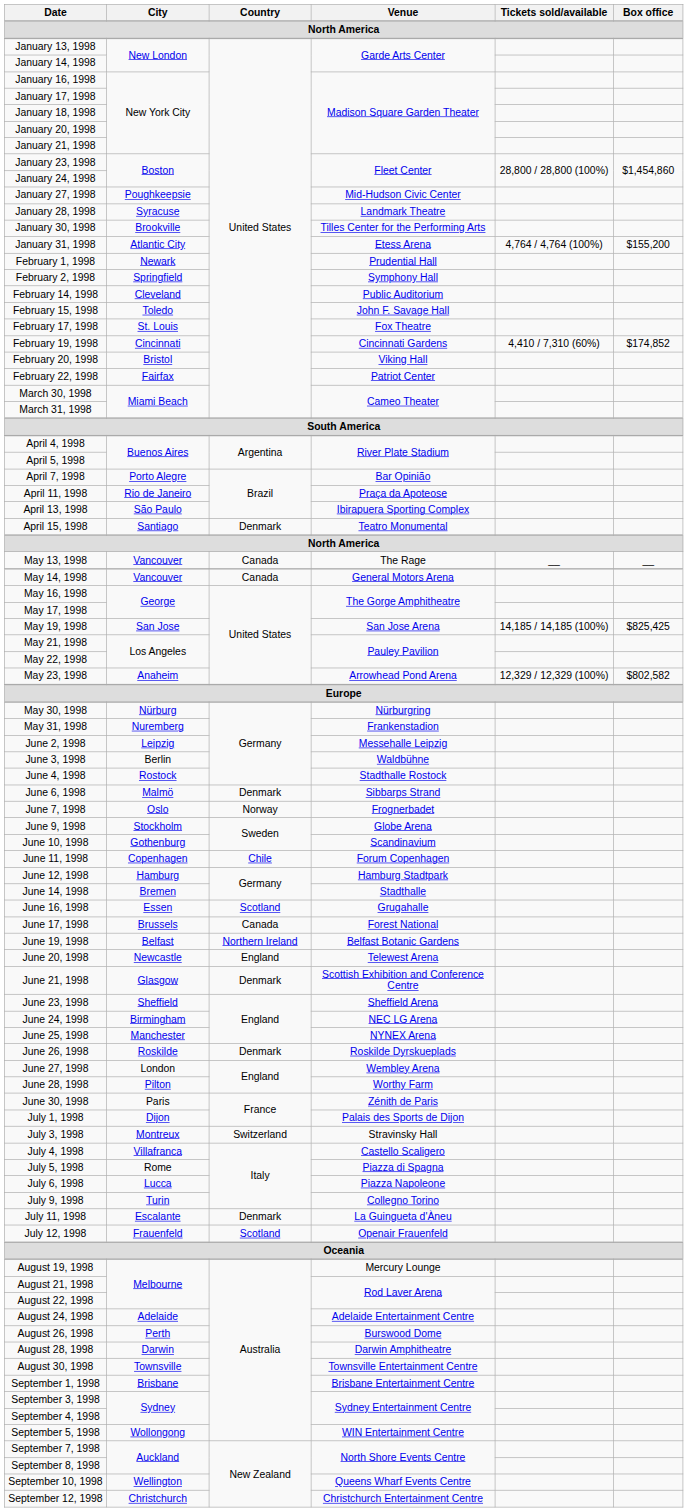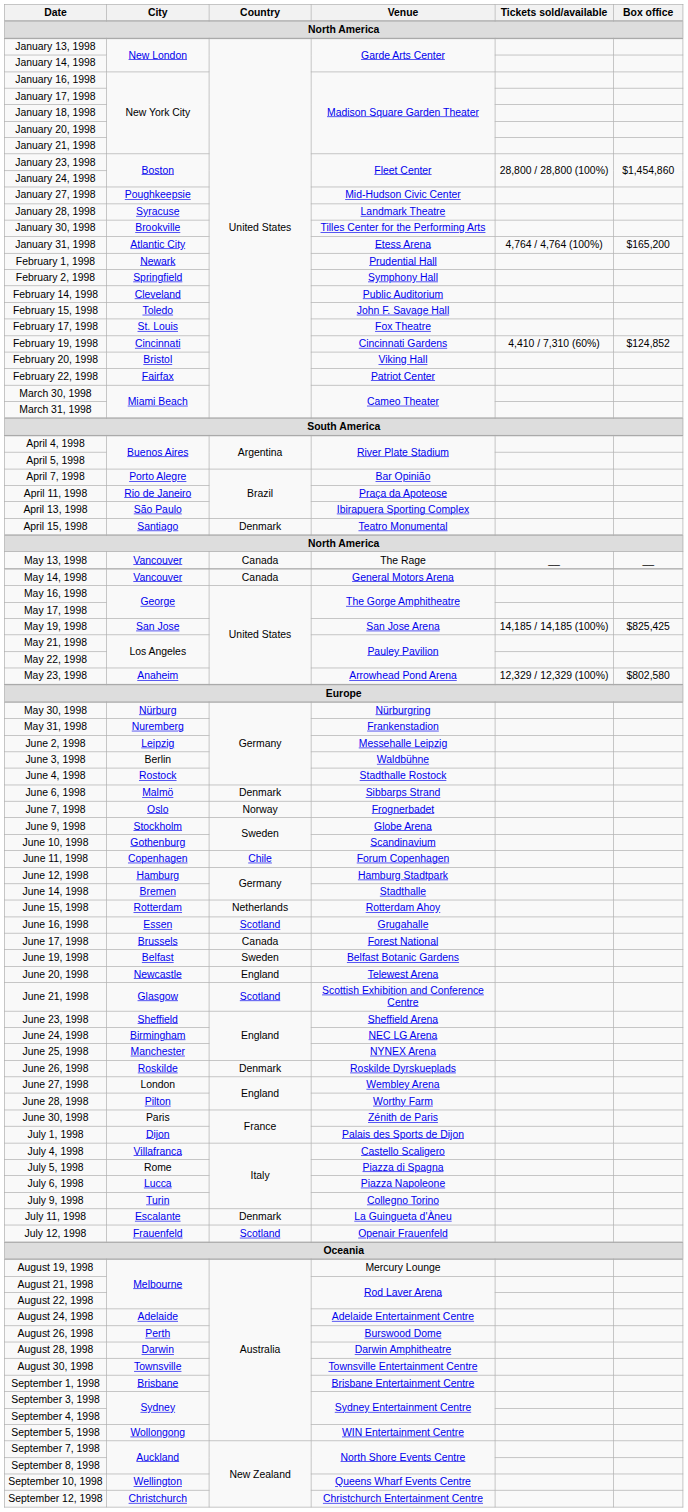(648, 244) $155,200 -> (648, 244) $165,200
(648, 343) $174,852 -> (648, 343) $124,852
(648, 676) $802,582 -> (648, 676) $802,580
+ row: (55, 908)
(260, 941) Northern Ireland -> (260, 958) Sweden
(260, 980) Denmark -> (260, 996) Scotland
- row: (55, 1134)
